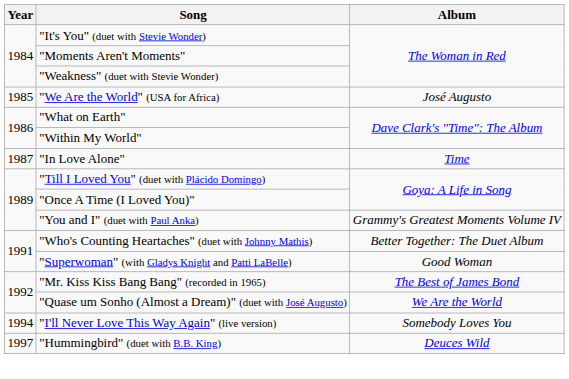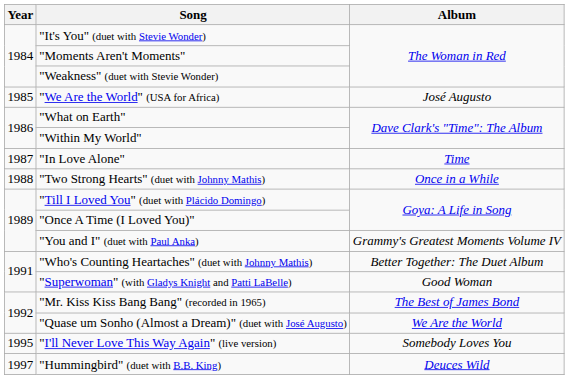+ row: (152, 179)
(20, 323) 1994 -> (20, 343) 1995
